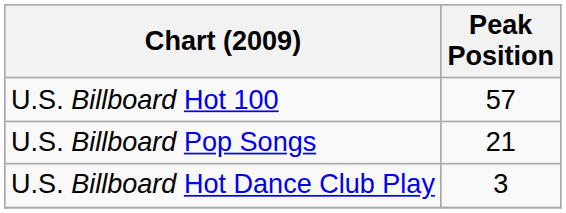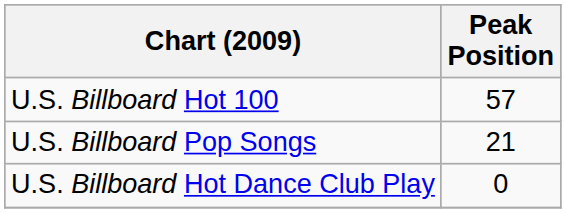(501, 185) 3 -> (501, 185) 0
